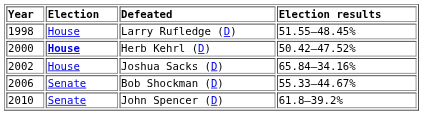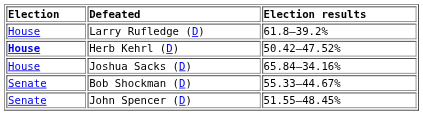- column: (21, 14)
(317, 31) 51.55–48.45% -> (296, 31) 61.8–39.2%
(311, 100) 61.8–39.2% -> (302, 100) 51.55–48.45%
